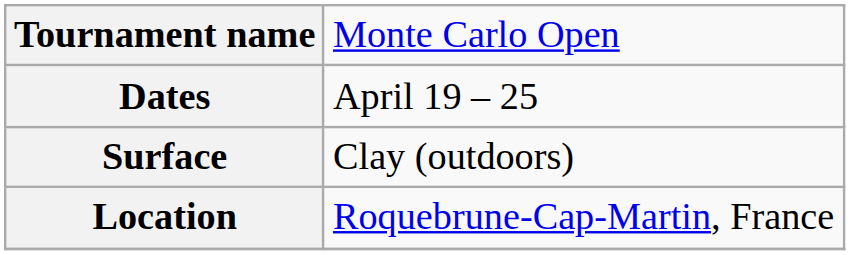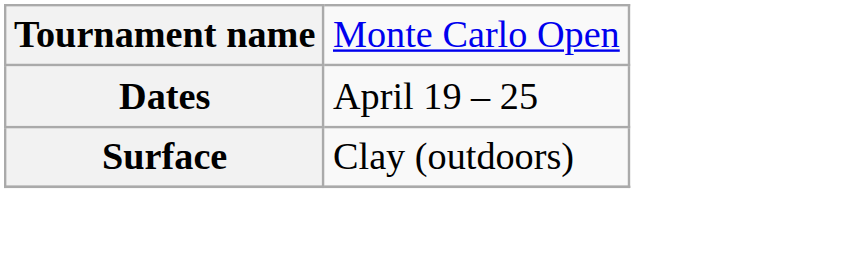- row: (165, 216)
